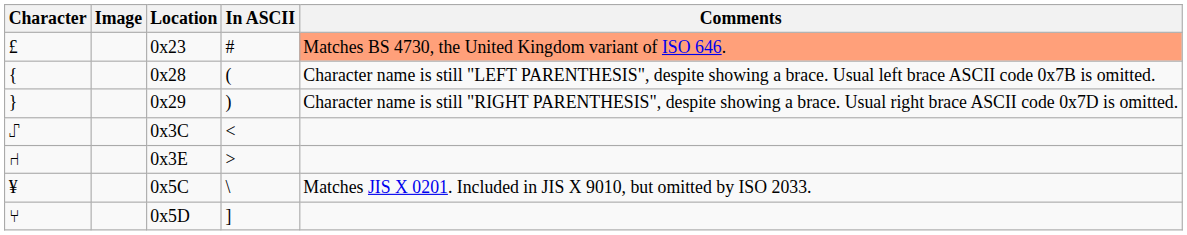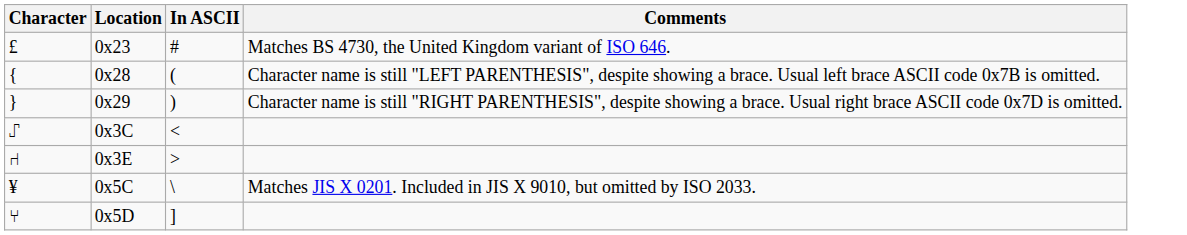- column: (118, 18)
(515, 46) lightsalmon background -> (459, 46) no background
